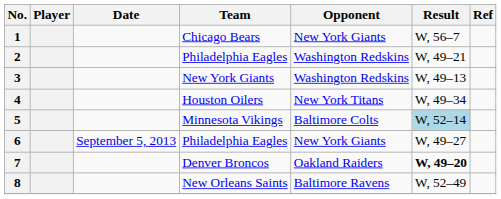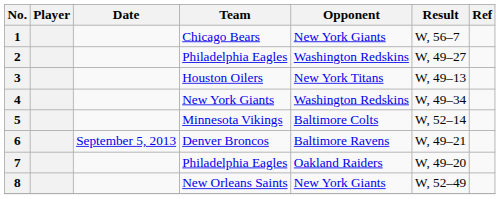(441, 57) W, 49–21 -> (441, 57) W, 49–27
(228, 78) New York Giants -> (223, 78) Houston Oilers
(351, 78) Washington Redskins -> (339, 78) New York Titans
(223, 99) Houston Oilers -> (228, 99) New York Giants
(339, 99) New York Titans -> (351, 99) Washington Redskins
(441, 120) lightblue background -> (441, 120) no background
(235, 141) Philadelphia Eagles -> (226, 141) Denver Broncos
(340, 141) New York Giants -> (342, 141) Baltimore Ravens
(441, 141) W, 49–27 -> (441, 141) W, 49–21
(226, 162) Denver Broncos -> (235, 162) Philadelphia Eagles
(441, 162) bold -> (441, 162) normal
(342, 183) Baltimore Ravens -> (340, 183) New York Giants
